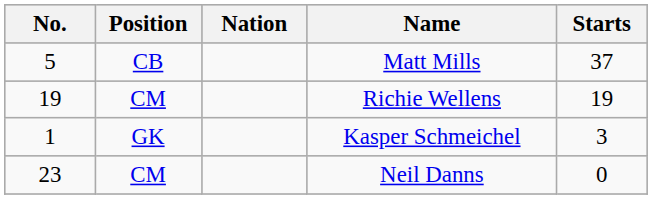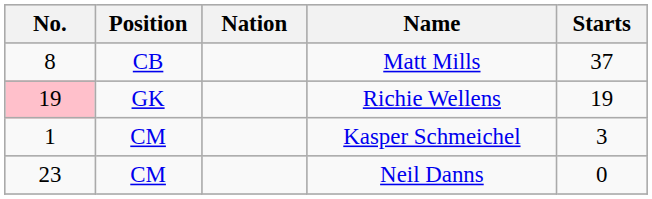(50, 61) 5 -> (50, 61) 8
(50, 99) no background -> (50, 99) pink background
(148, 99) CM -> (148, 99) GK
(148, 137) GK -> (148, 137) CM
